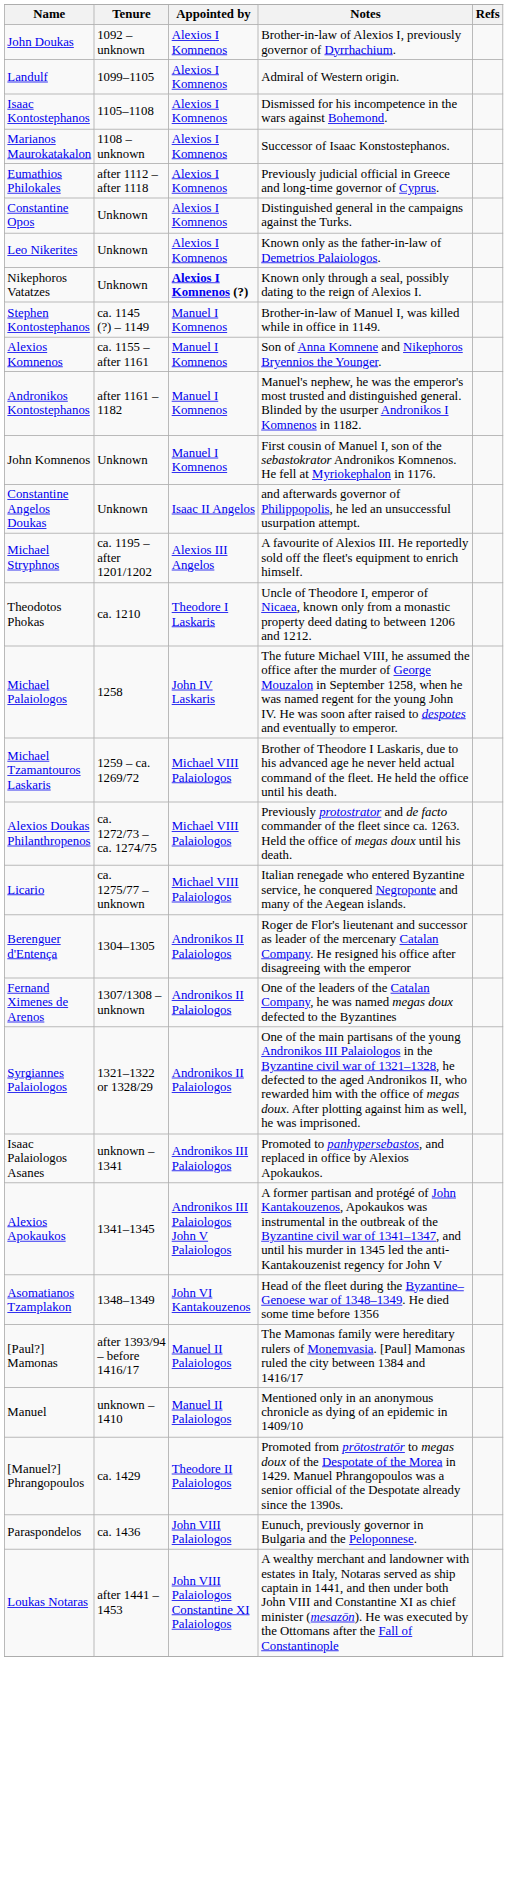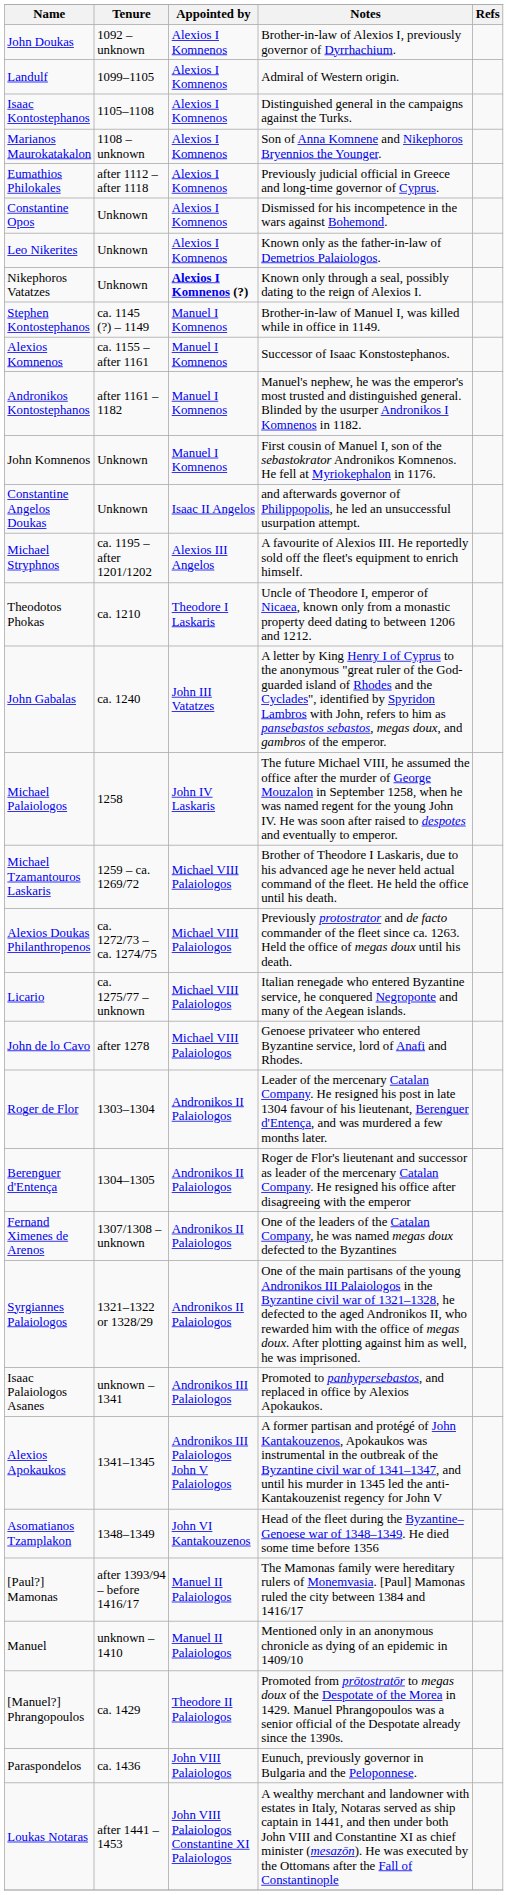(359, 111) Dismissed for his incompetence in the wars against Bohemond. -> (362, 111) Distinguished general in the campaigns against the Turks.
(355, 146) Successor of Isaac Konstostephanos. -> (362, 146) Son of Anna Komnene and Nikephoros Bryennios the Younger.
(362, 215) Distinguished general in the campaigns against the Turks. -> (359, 215) Dismissed for his incompetence in the wars against Bohemond.
(362, 354) Son of Anna Komnene and Nikephoros Bryennios the Younger. -> (355, 354) Successor of Isaac Konstostephanos.
+ row: (42, 699)
+ row: (49, 1045)
+ row: (43, 1109)
